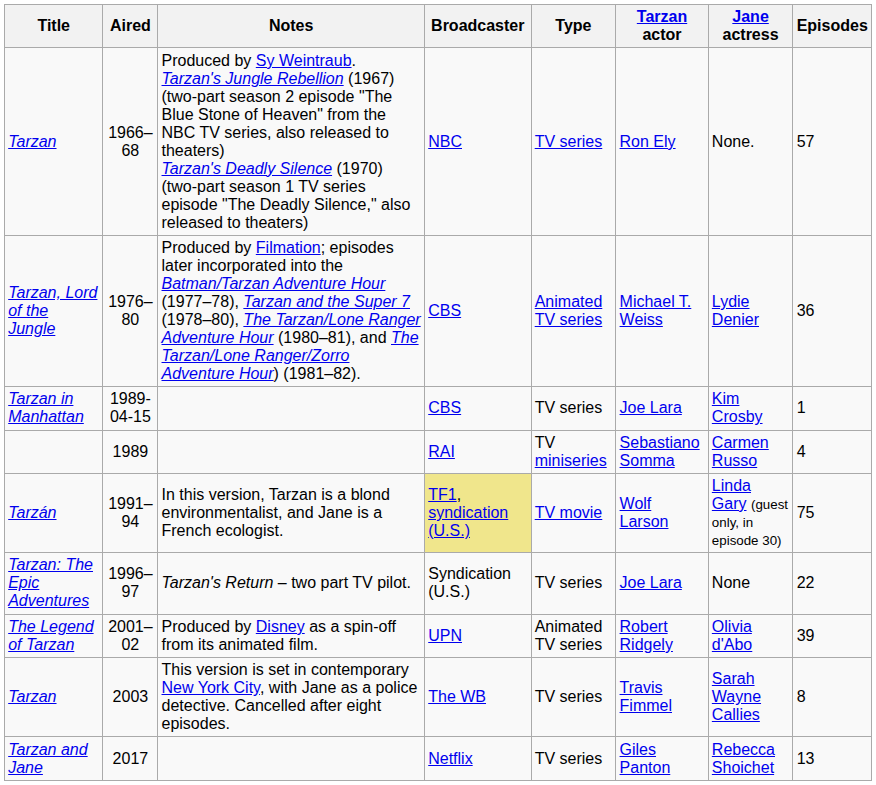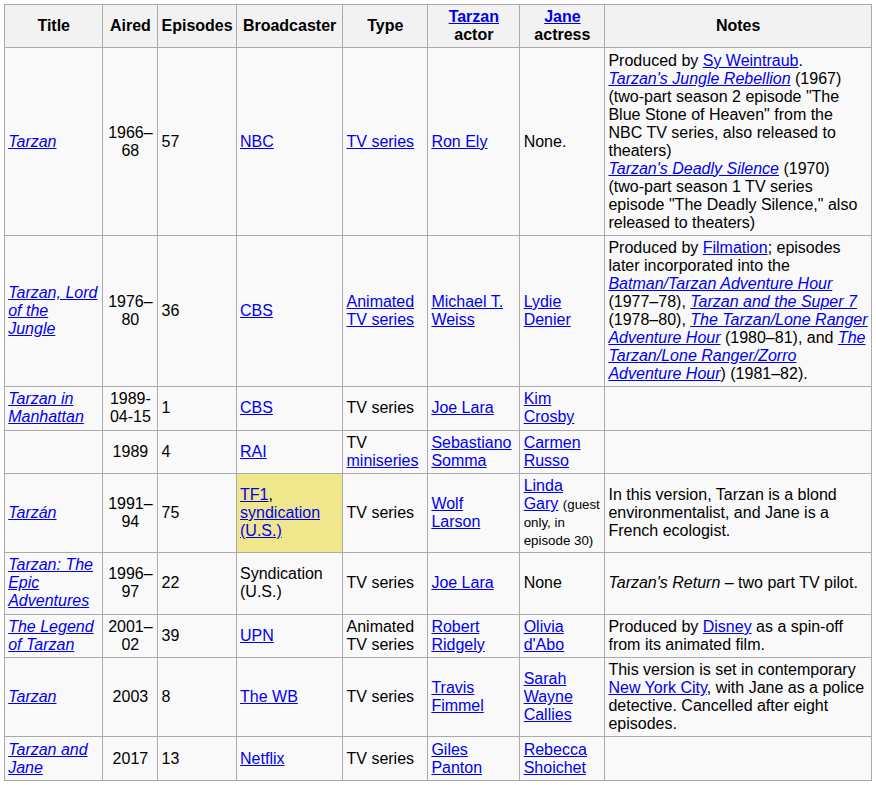columns swapped: (832, 26) <-> (291, 26)
(568, 513) TV movie -> (380, 513) TV series
